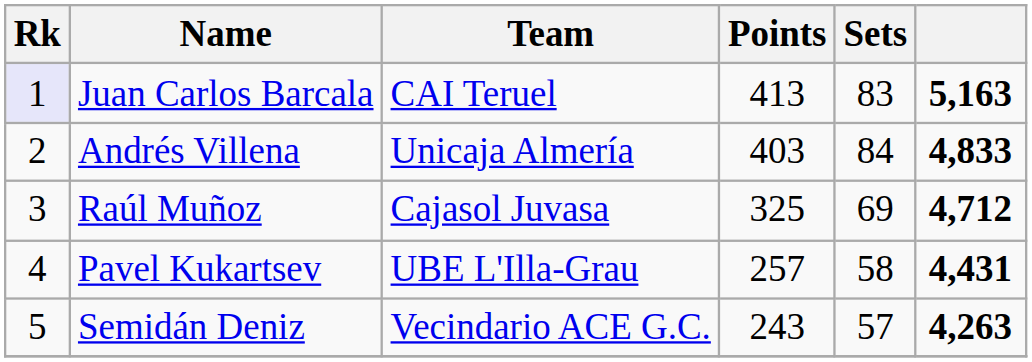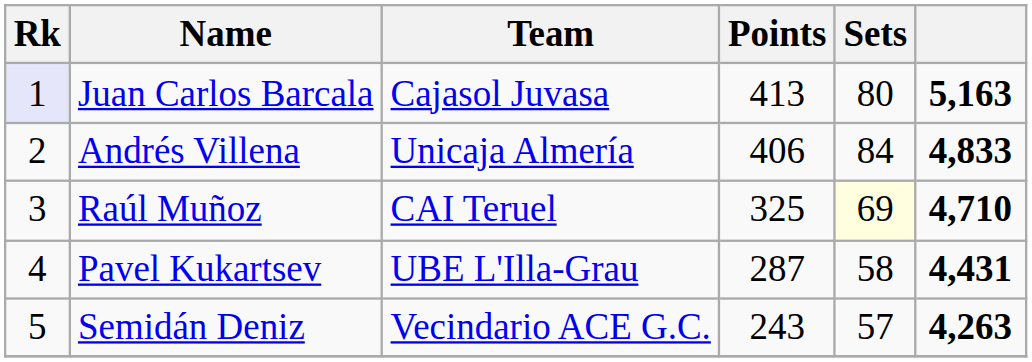(474, 92) CAI Teruel -> (500, 92) Cajasol Juvasa
(875, 92) 83 -> (875, 92) 80
(777, 151) 403 -> (777, 151) 406
(500, 209) Cajasol Juvasa -> (474, 209) CAI Teruel
(875, 209) no background -> (875, 209) lightyellow background
(970, 209) 4,712 -> (970, 209) 4,710
(777, 268) 257 -> (777, 268) 287
